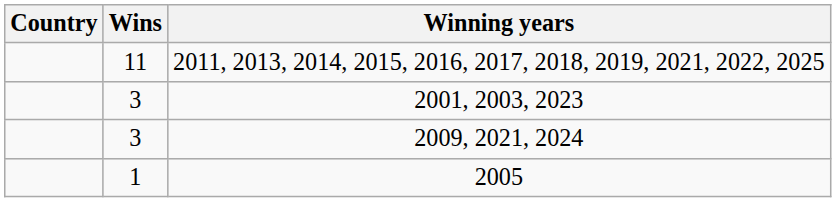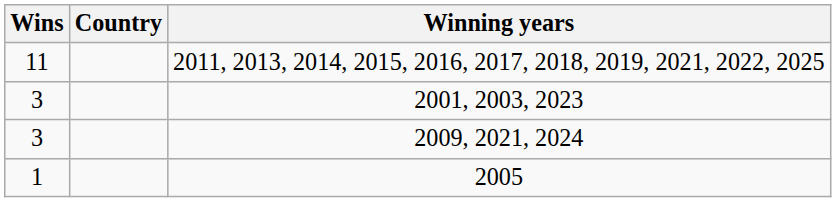columns swapped: (135, 23) <-> (54, 23)
